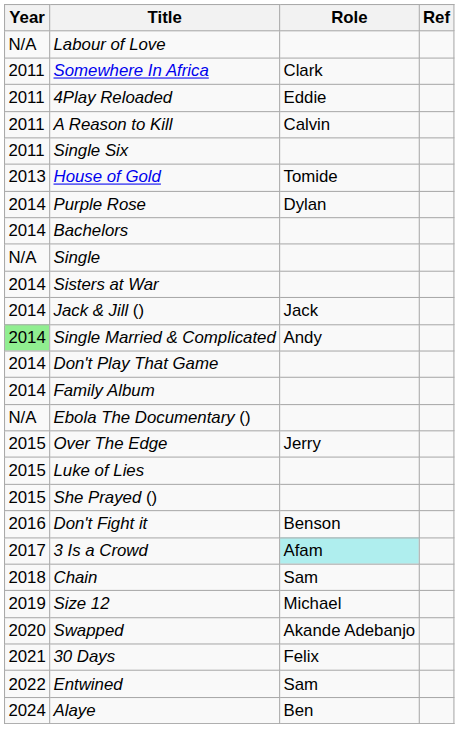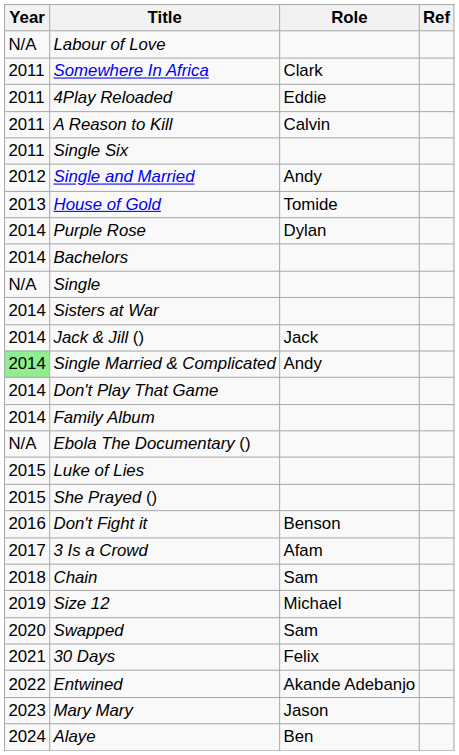+ row: (124, 177)
- row: (110, 444)
(303, 550) paleturquoise background -> (303, 550) no background
(349, 630) Akande Adebanjo -> (301, 630) Sam
(301, 683) Sam -> (349, 683) Akande Adebanjo
+ row: (93, 710)
